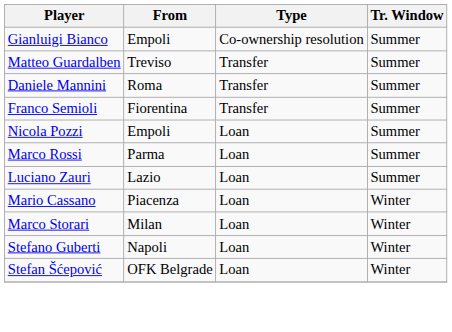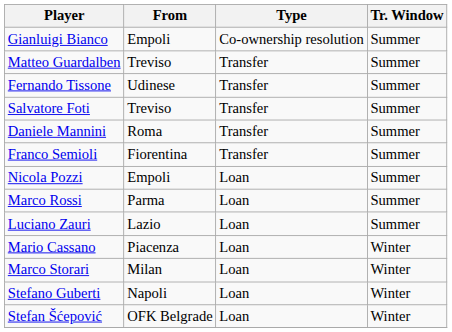+ row: (59, 85)
+ row: (49, 108)
